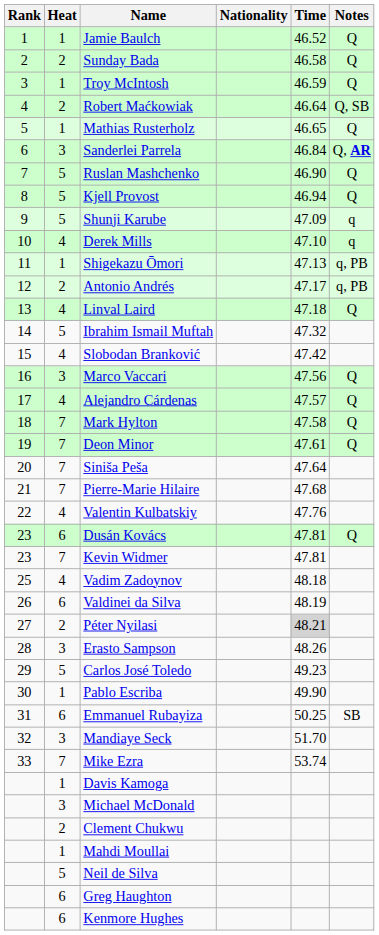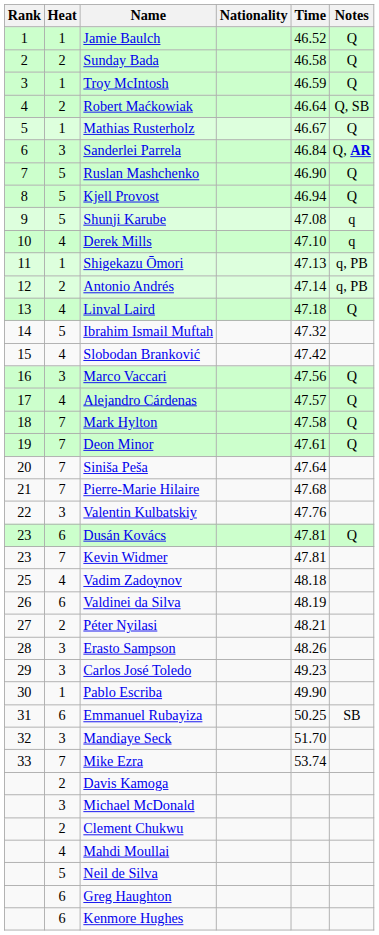(310, 128) 46.65 -> (310, 128) 46.67
(310, 219) 47.09 -> (310, 219) 47.08
(310, 286) 47.17 -> (310, 286) 47.14
(62, 512) 4 -> (62, 512) 3
(310, 625) lightgrey background -> (310, 625) no background
(62, 670) 5 -> (62, 670) 3
(62, 783) 1 -> (62, 783) 2
(62, 851) 1 -> (62, 851) 4
